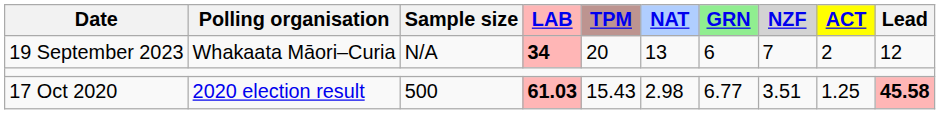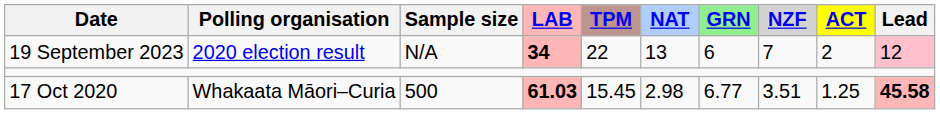(294, 51) Whakaata Māori–Curia -> (279, 51) 2020 election result
(597, 51) 20 -> (597, 51) 22
(891, 51) no background -> (891, 51) pink background
(279, 92) 2020 election result -> (294, 92) Whakaata Māori–Curia
(611, 92) 15.43 -> (611, 92) 15.45
